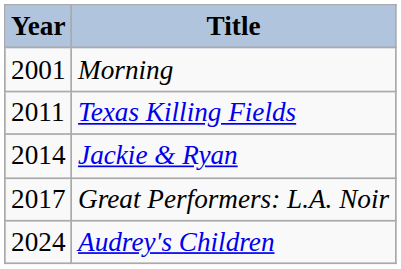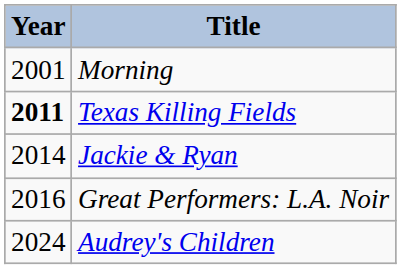(38, 112) normal -> (38, 112) bold
(38, 198) 2017 -> (38, 198) 2016
